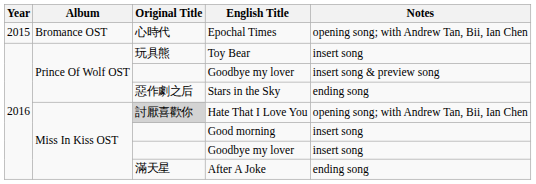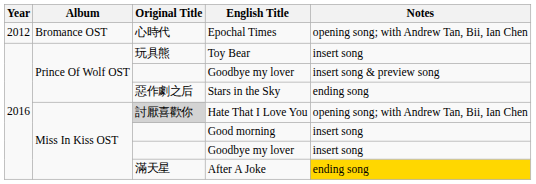(19, 32) 2015 -> (19, 32) 2012
(341, 169) no background -> (341, 169) gold background
